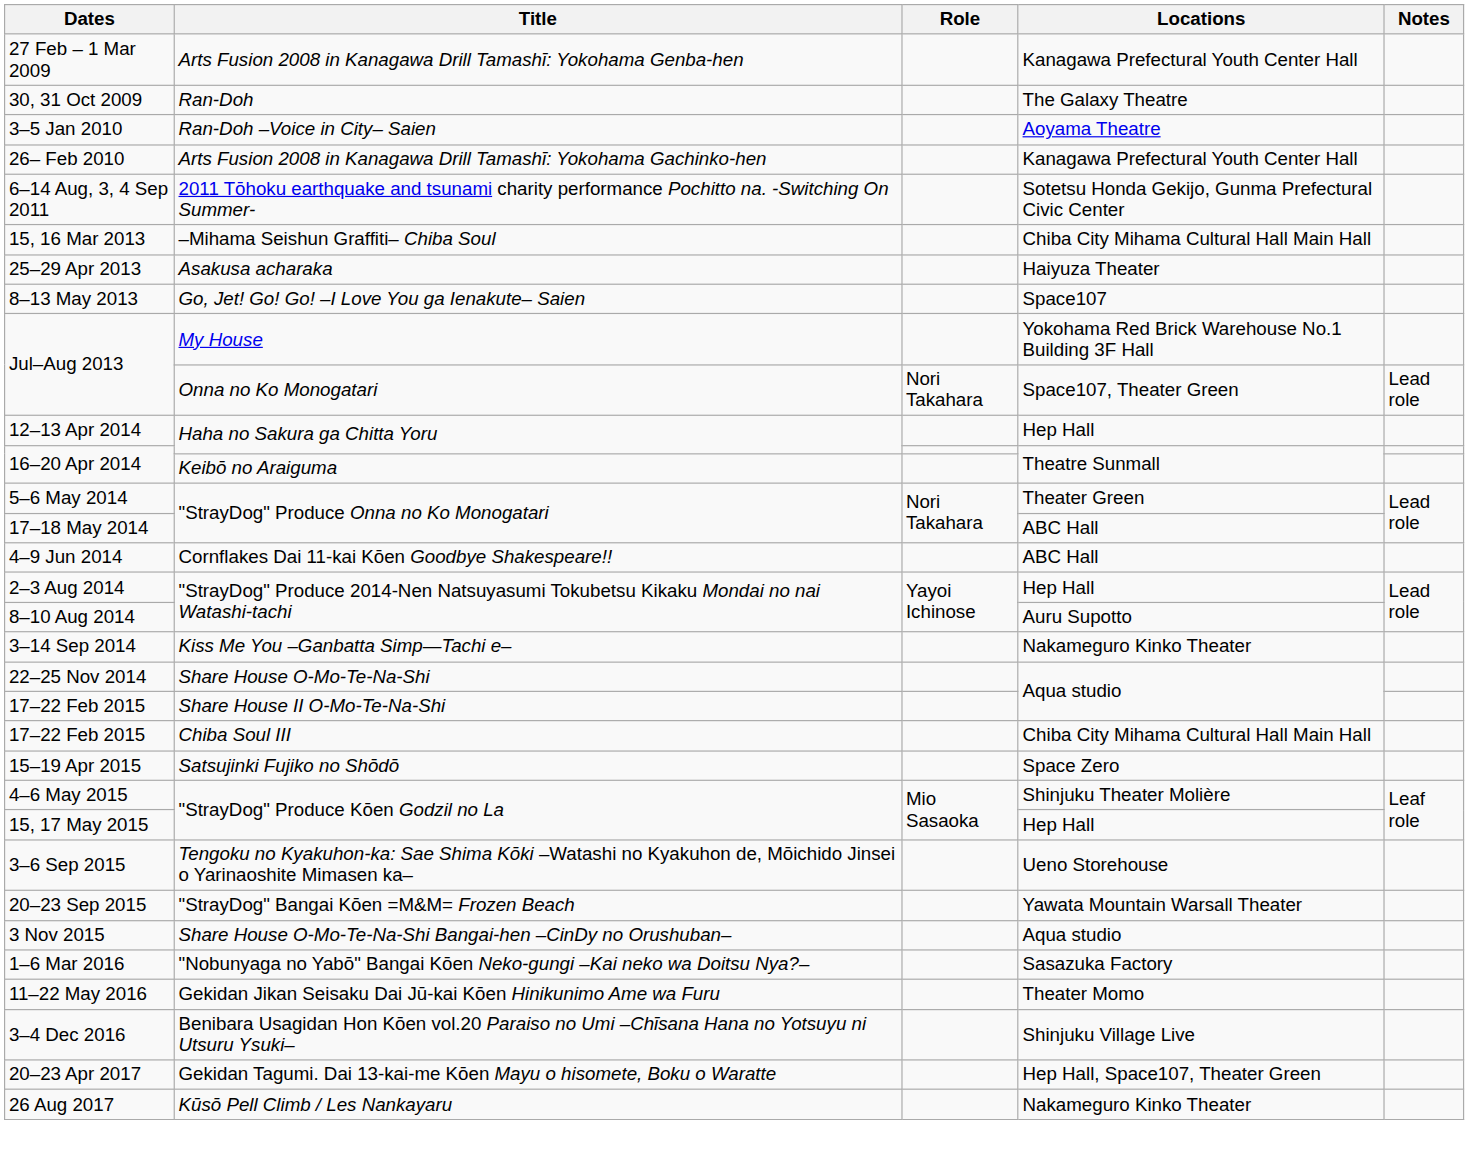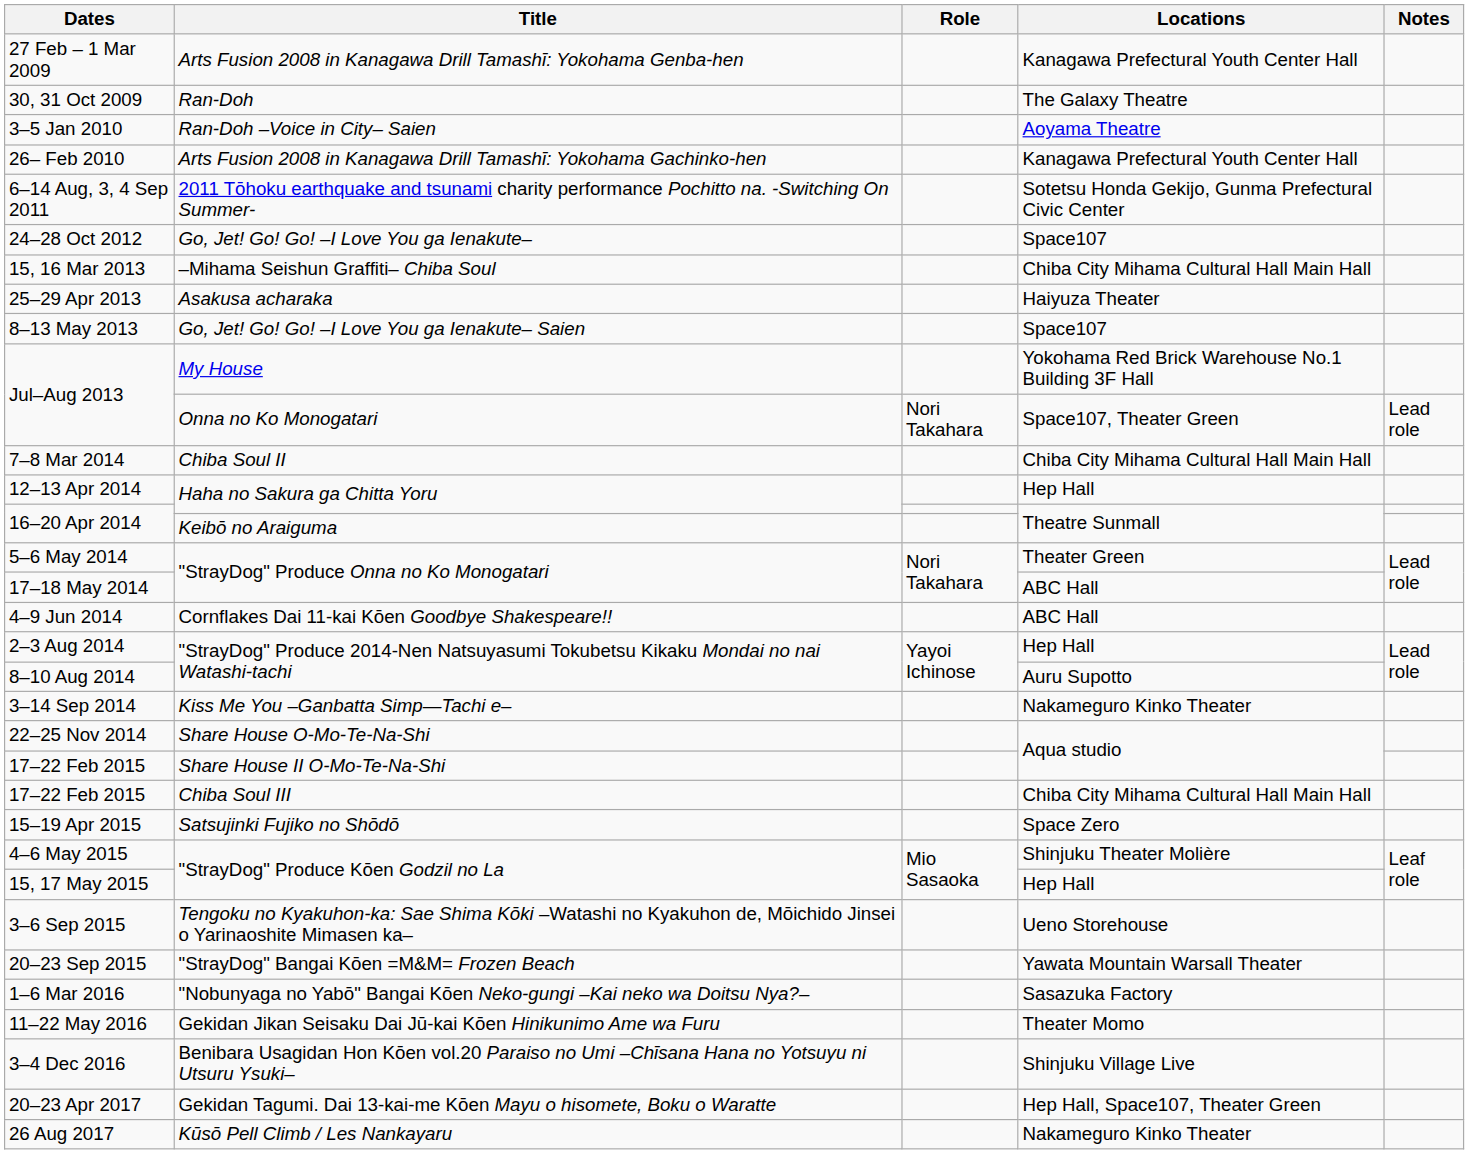+ row: (76, 239)
+ row: (67, 459)
- row: (57, 934)
